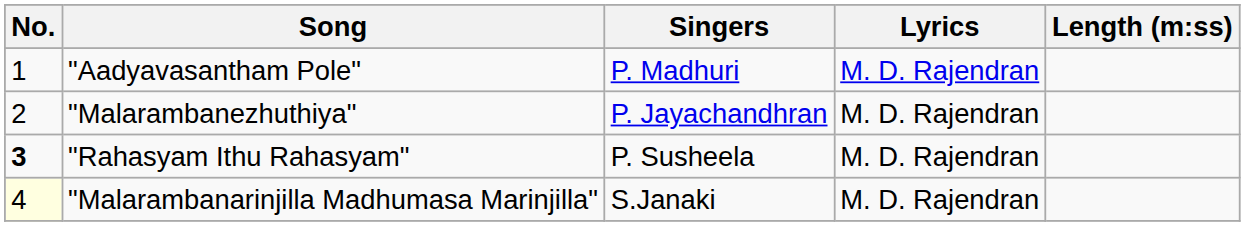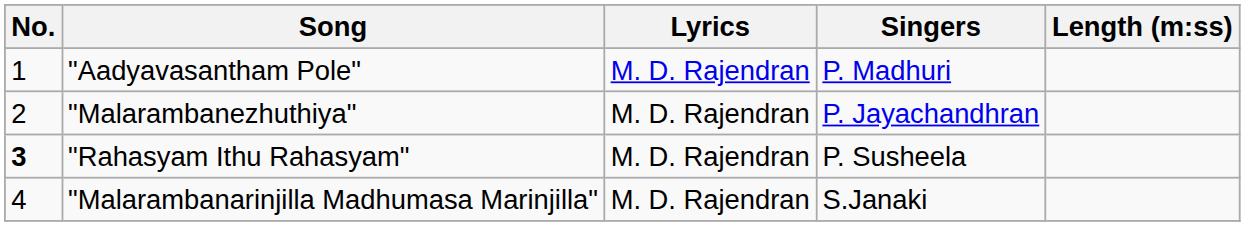columns swapped: (719, 27) <-> (940, 27)
(19, 200) lightyellow background -> (19, 200) no background
